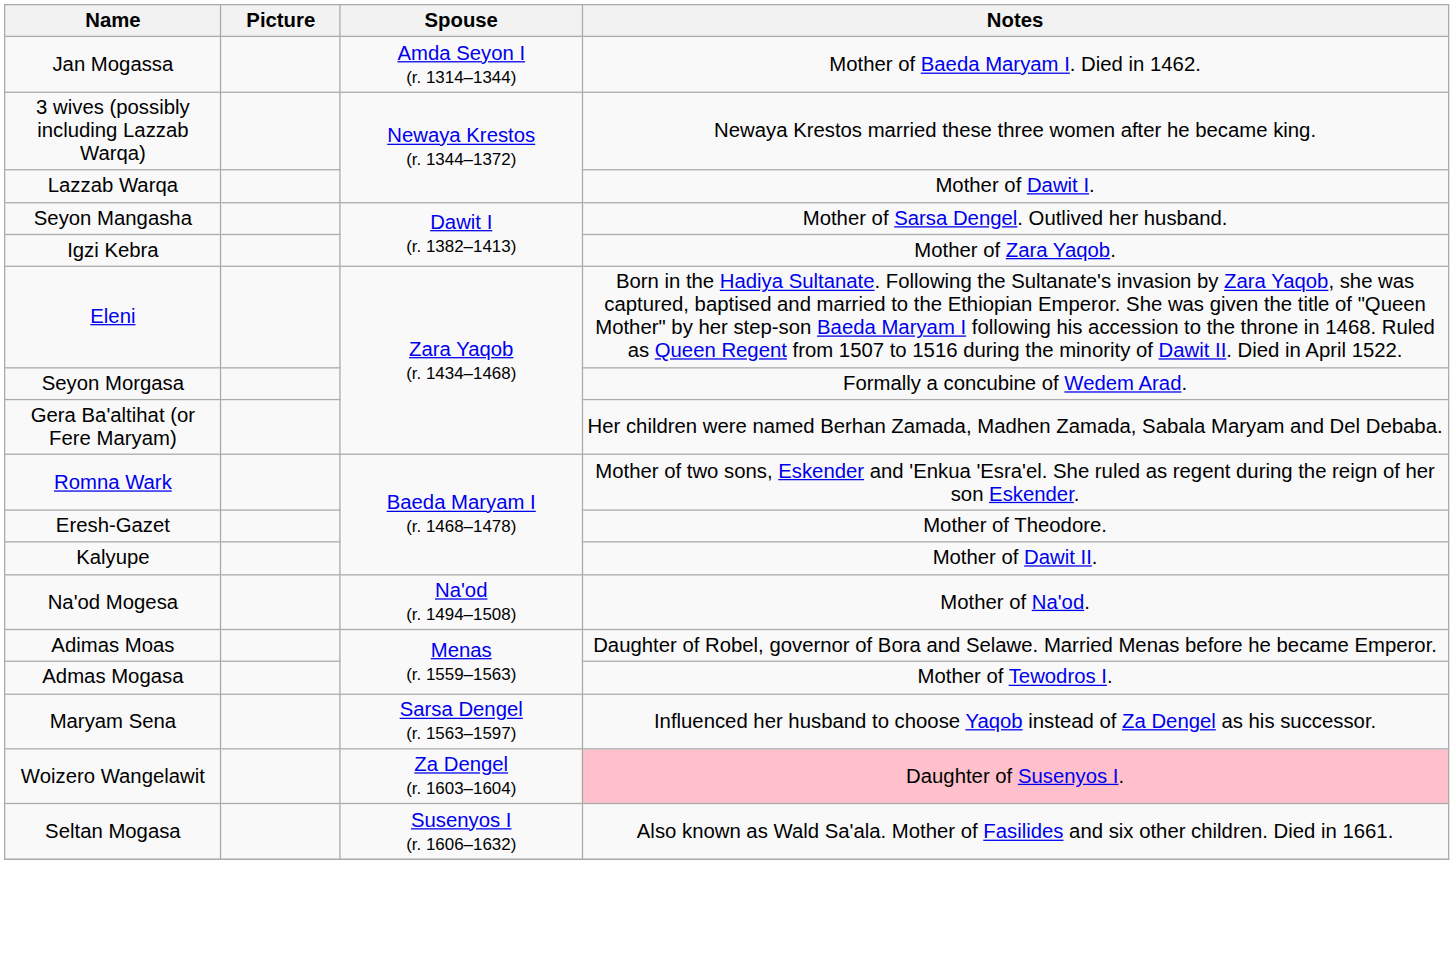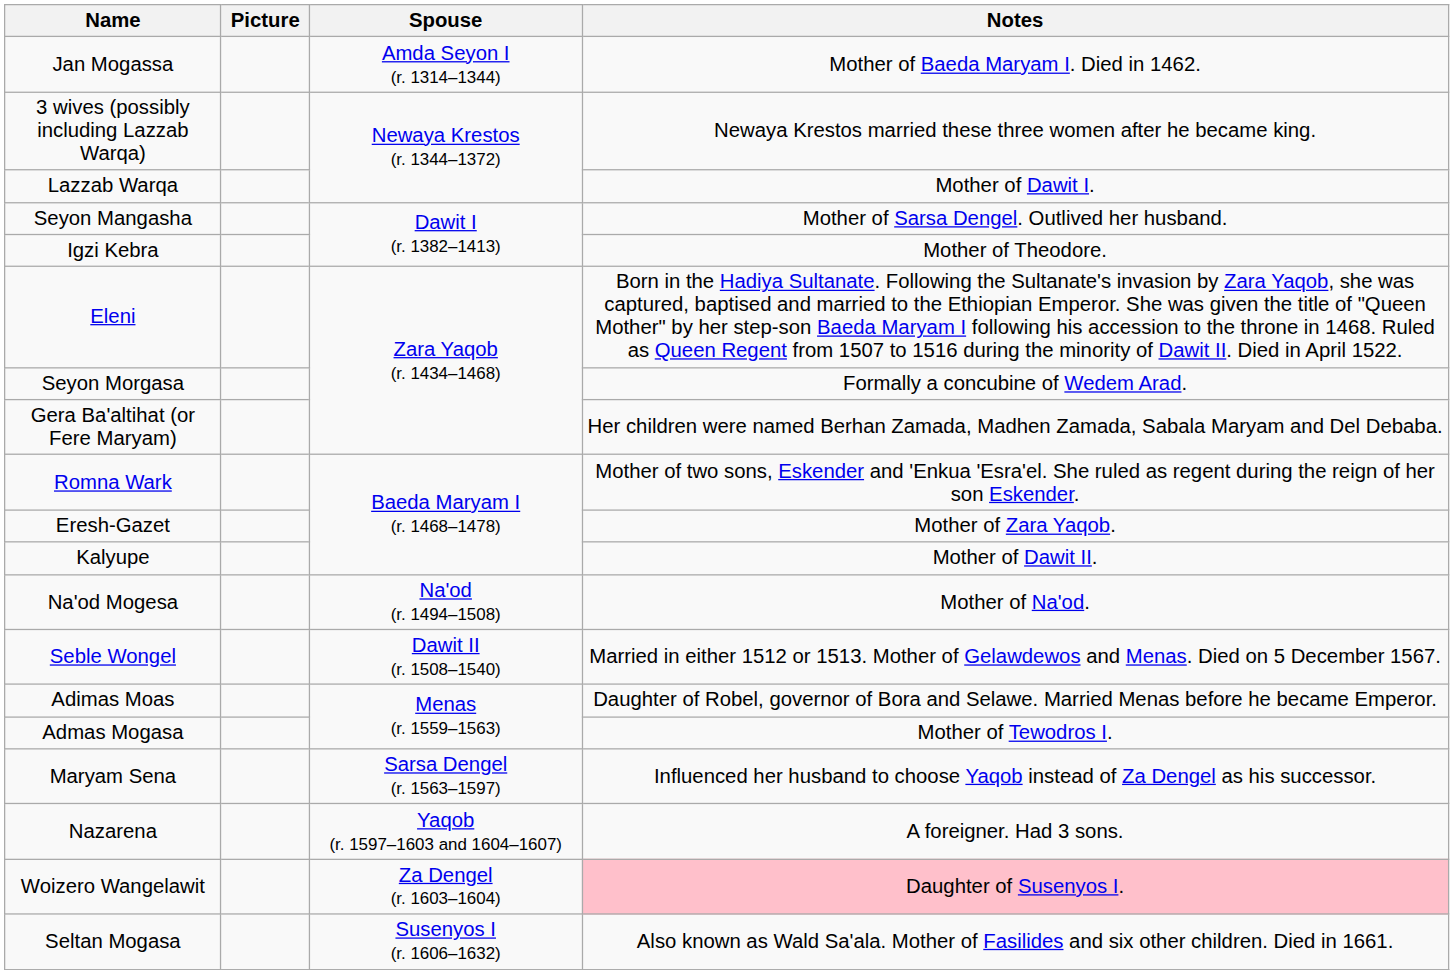(1015, 250) Mother of Zara Yaqob. -> (1015, 250) Mother of Theodore.
(1015, 525) Mother of Theodore. -> (1015, 525) Mother of Zara Yaqob.
+ row: (113, 656)
+ row: (113, 831)
